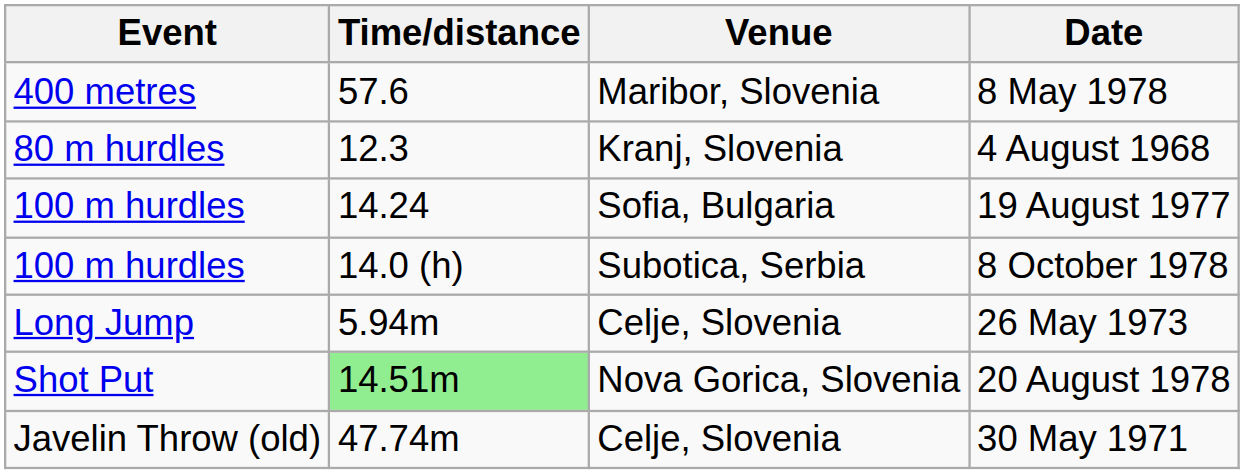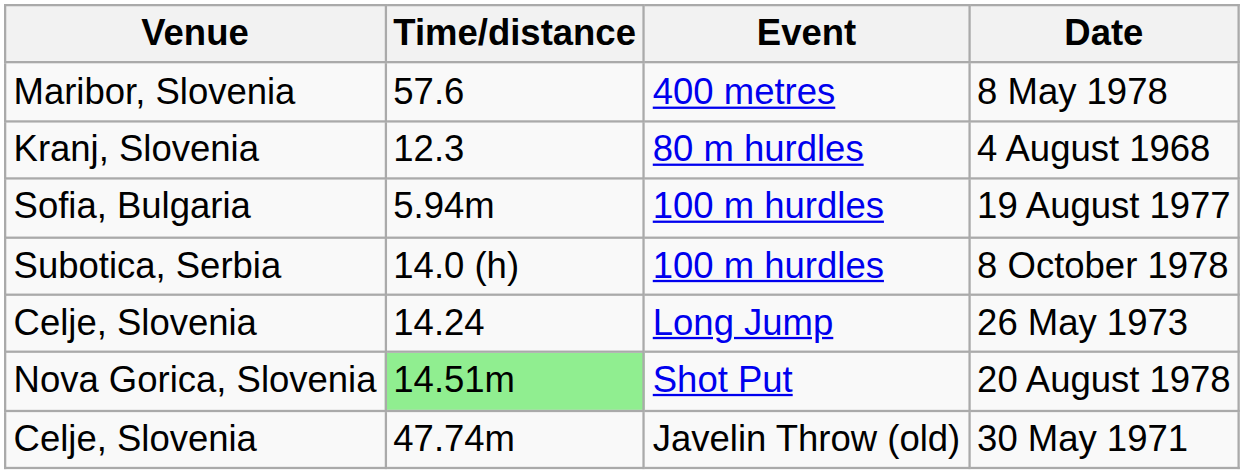columns swapped: (167, 33) <-> (779, 33)
(384, 206) 14.24 -> (444, 206) 5.94m
(389, 322) 5.94m -> (439, 322) 14.24
